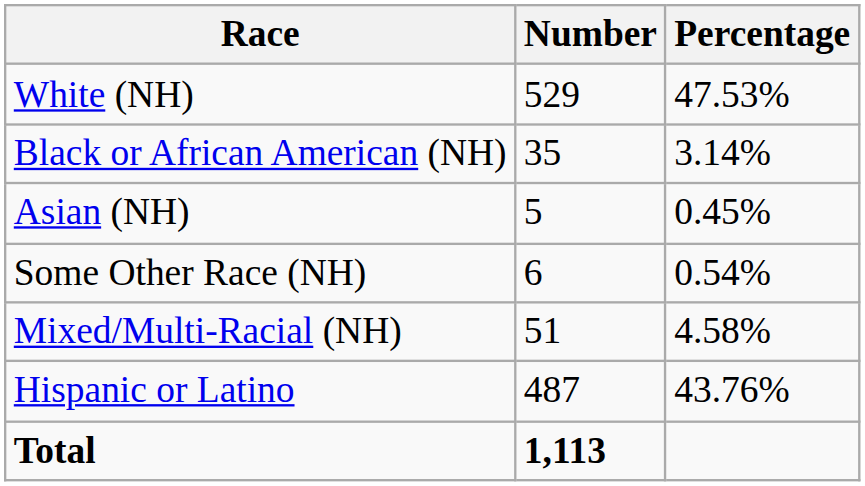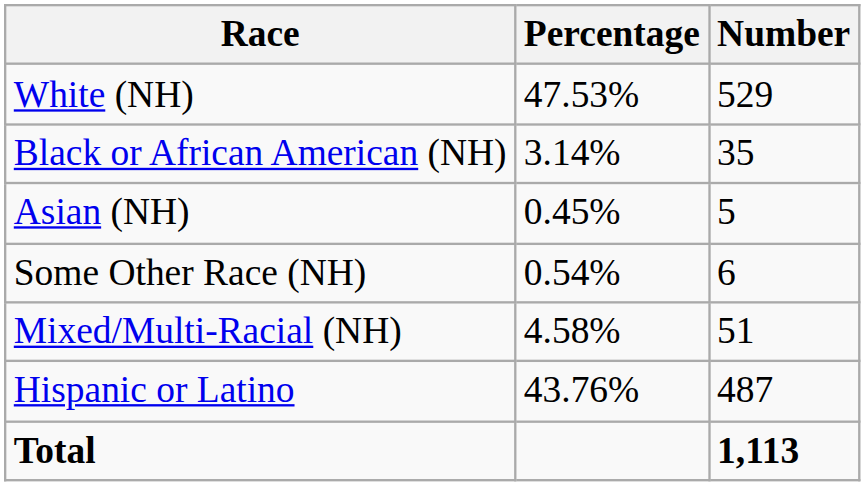columns swapped: (590, 34) <-> (762, 34)
